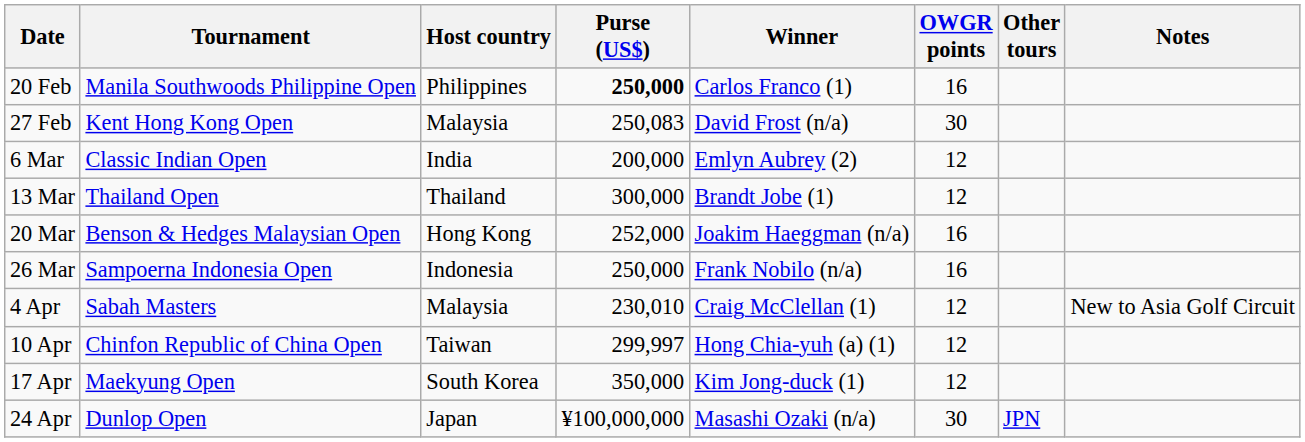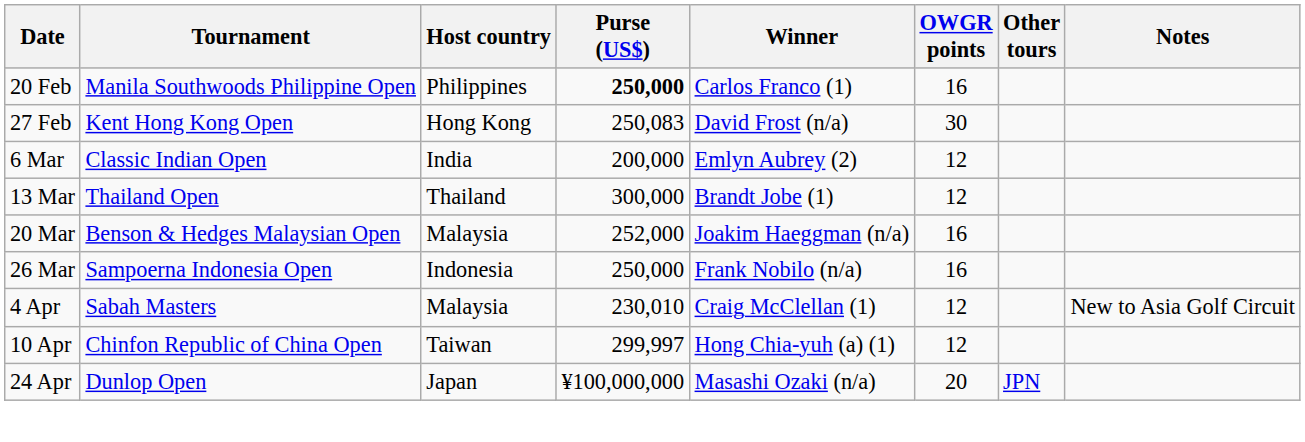(467, 123) Malaysia -> (479, 123) Hong Kong
(479, 233) Hong Kong -> (467, 233) Malaysia
- row: (41, 381)
(956, 417) 30 -> (956, 381) 20
